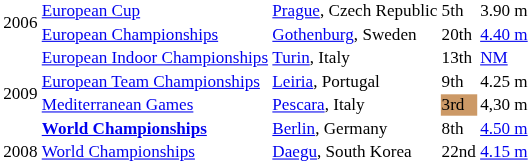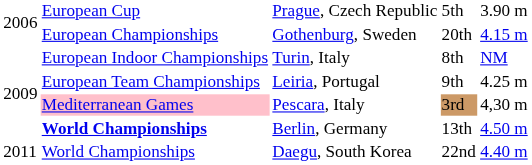(504, 34) 4.40 m -> (504, 34) 4.15 m
(457, 57) 13th -> (453, 57) 8th
(118, 104) no background -> (118, 104) pink background
(453, 128) 8th -> (457, 128) 13th
(20, 152) 2008 -> (20, 152) 2011
(504, 152) 4.15 m -> (504, 152) 4.40 m
